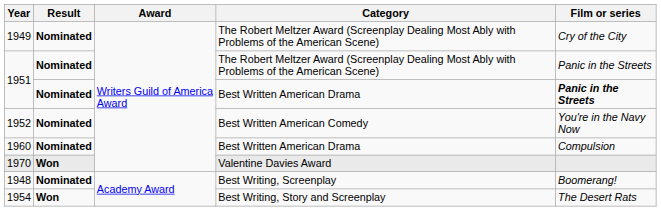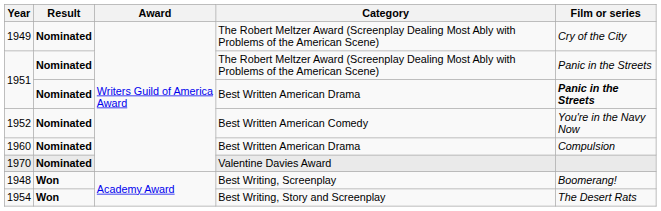(48, 164) Won -> (64, 164) Nominated
(64, 181) Nominated -> (48, 181) Won
